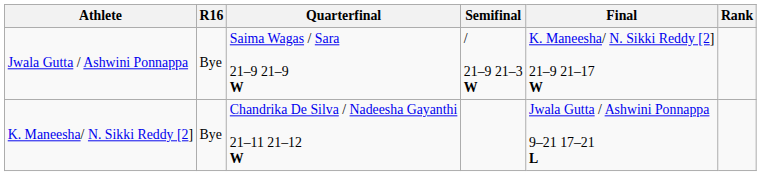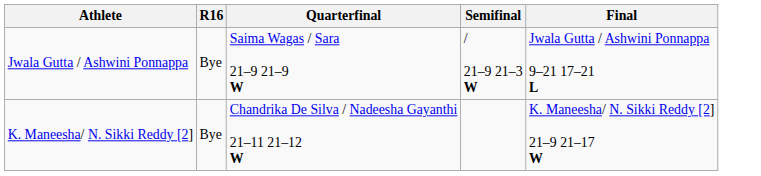- column: (737, 16)
(622, 63) K. Maneesha/ N. Sikki Reddy [2] 21–9 21–17 W -> (619, 63) Jwala Gutta / Ashwini Ponnappa 9–21 17–21 L
(619, 135) Jwala Gutta / Ashwini Ponnappa 9–21 17–21 L -> (622, 135) K. Maneesha/ N. Sikki Reddy [2] 21–9 21–17 W
